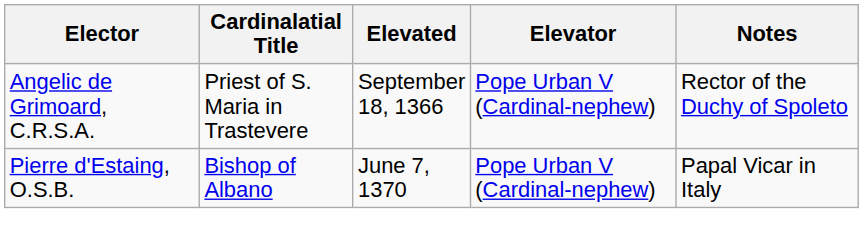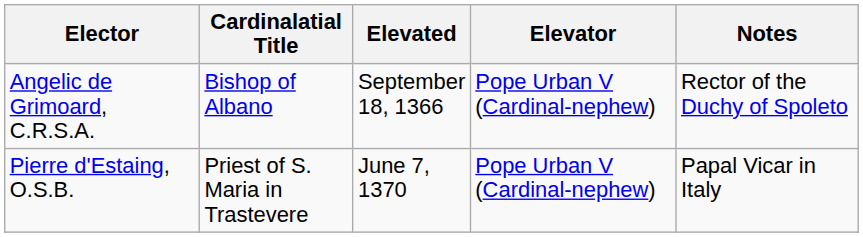(258, 105) Priest of S. Maria in Trastevere -> (250, 93) Bishop of Albano
(250, 177) Bishop of Albano -> (258, 190) Priest of S. Maria in Trastevere
